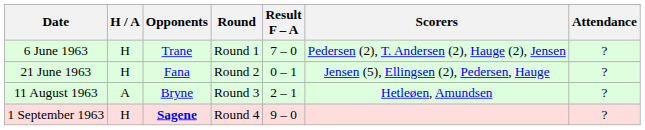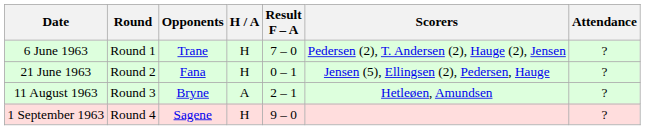columns swapped: (237, 22) <-> (125, 22)
(177, 114) bold -> (193, 114) normal
